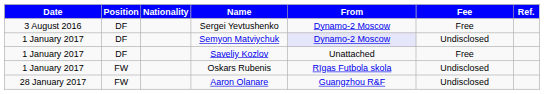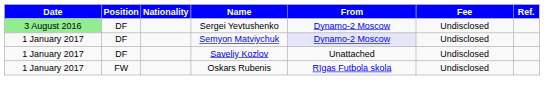(53, 26) no background -> (53, 26) lightgreen background
(465, 26) Free -> (465, 26) Undisclosed
(465, 54) Free -> (465, 54) Undisclosed
- row: (239, 82)
